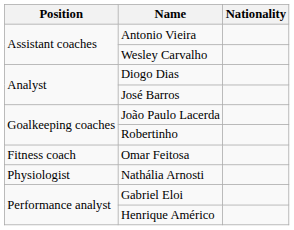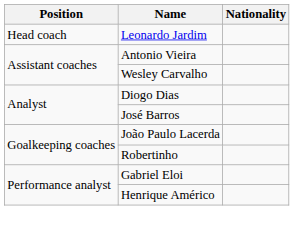+ row: (164, 34)
- row: (155, 154)
- row: (162, 174)
